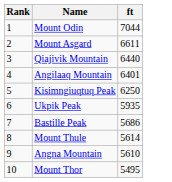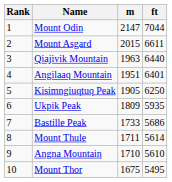+ column: (130, 12)
